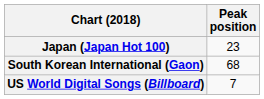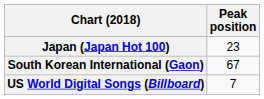(233, 65) 68 -> (233, 65) 67
